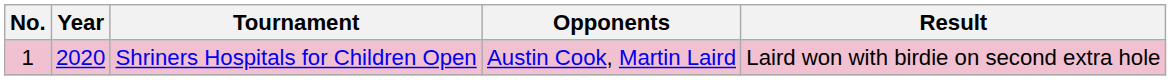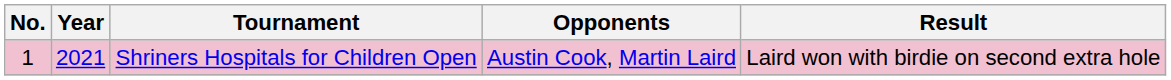(81, 58) 2020 -> (81, 58) 2021
